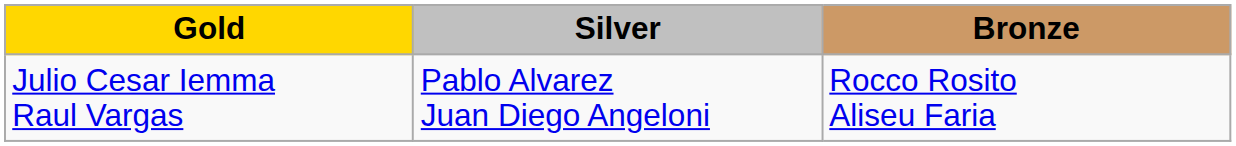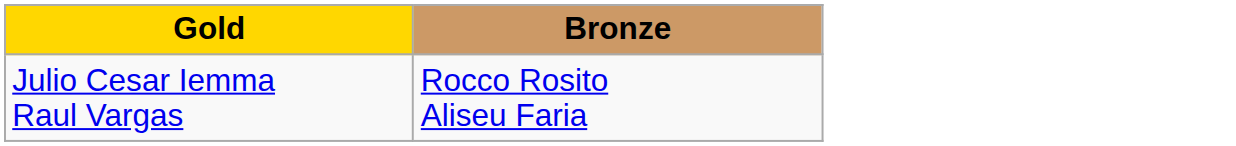- column: (618, 29)
